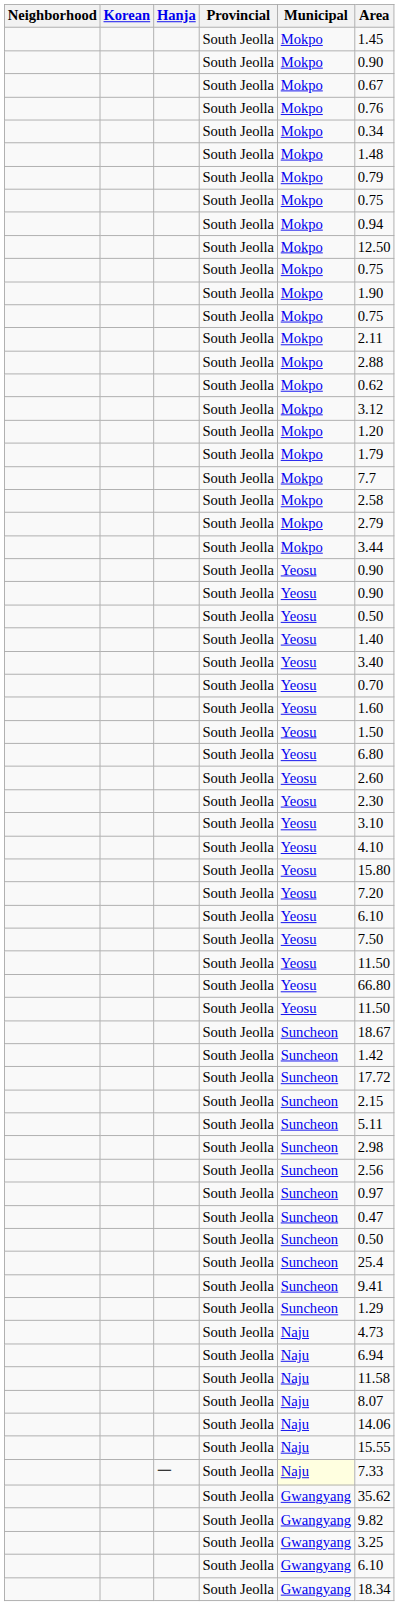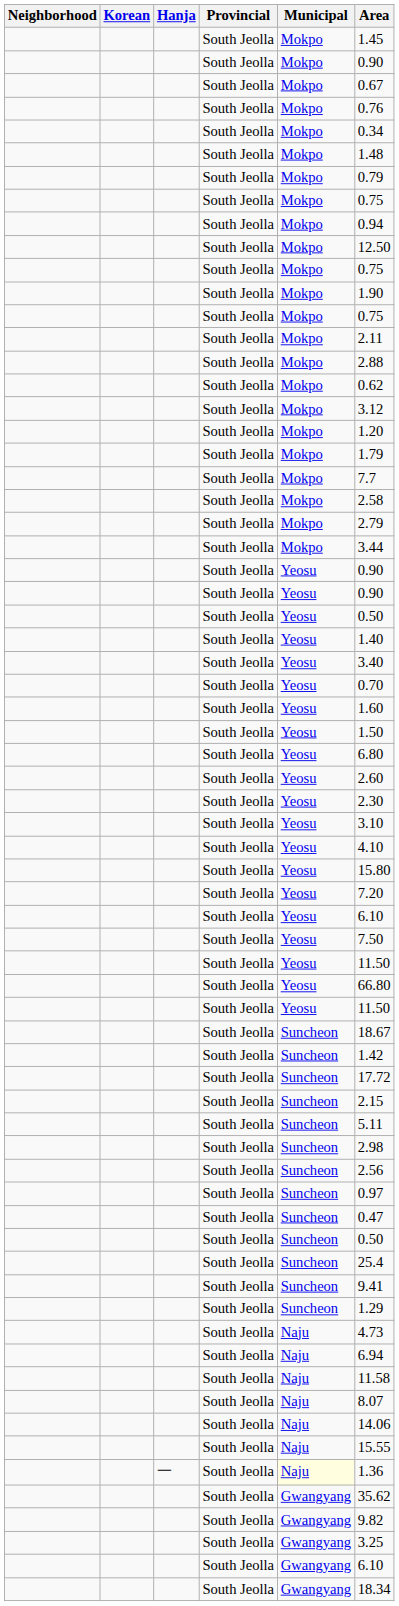(371, 1472) 7.33 -> (371, 1472) 1.36
